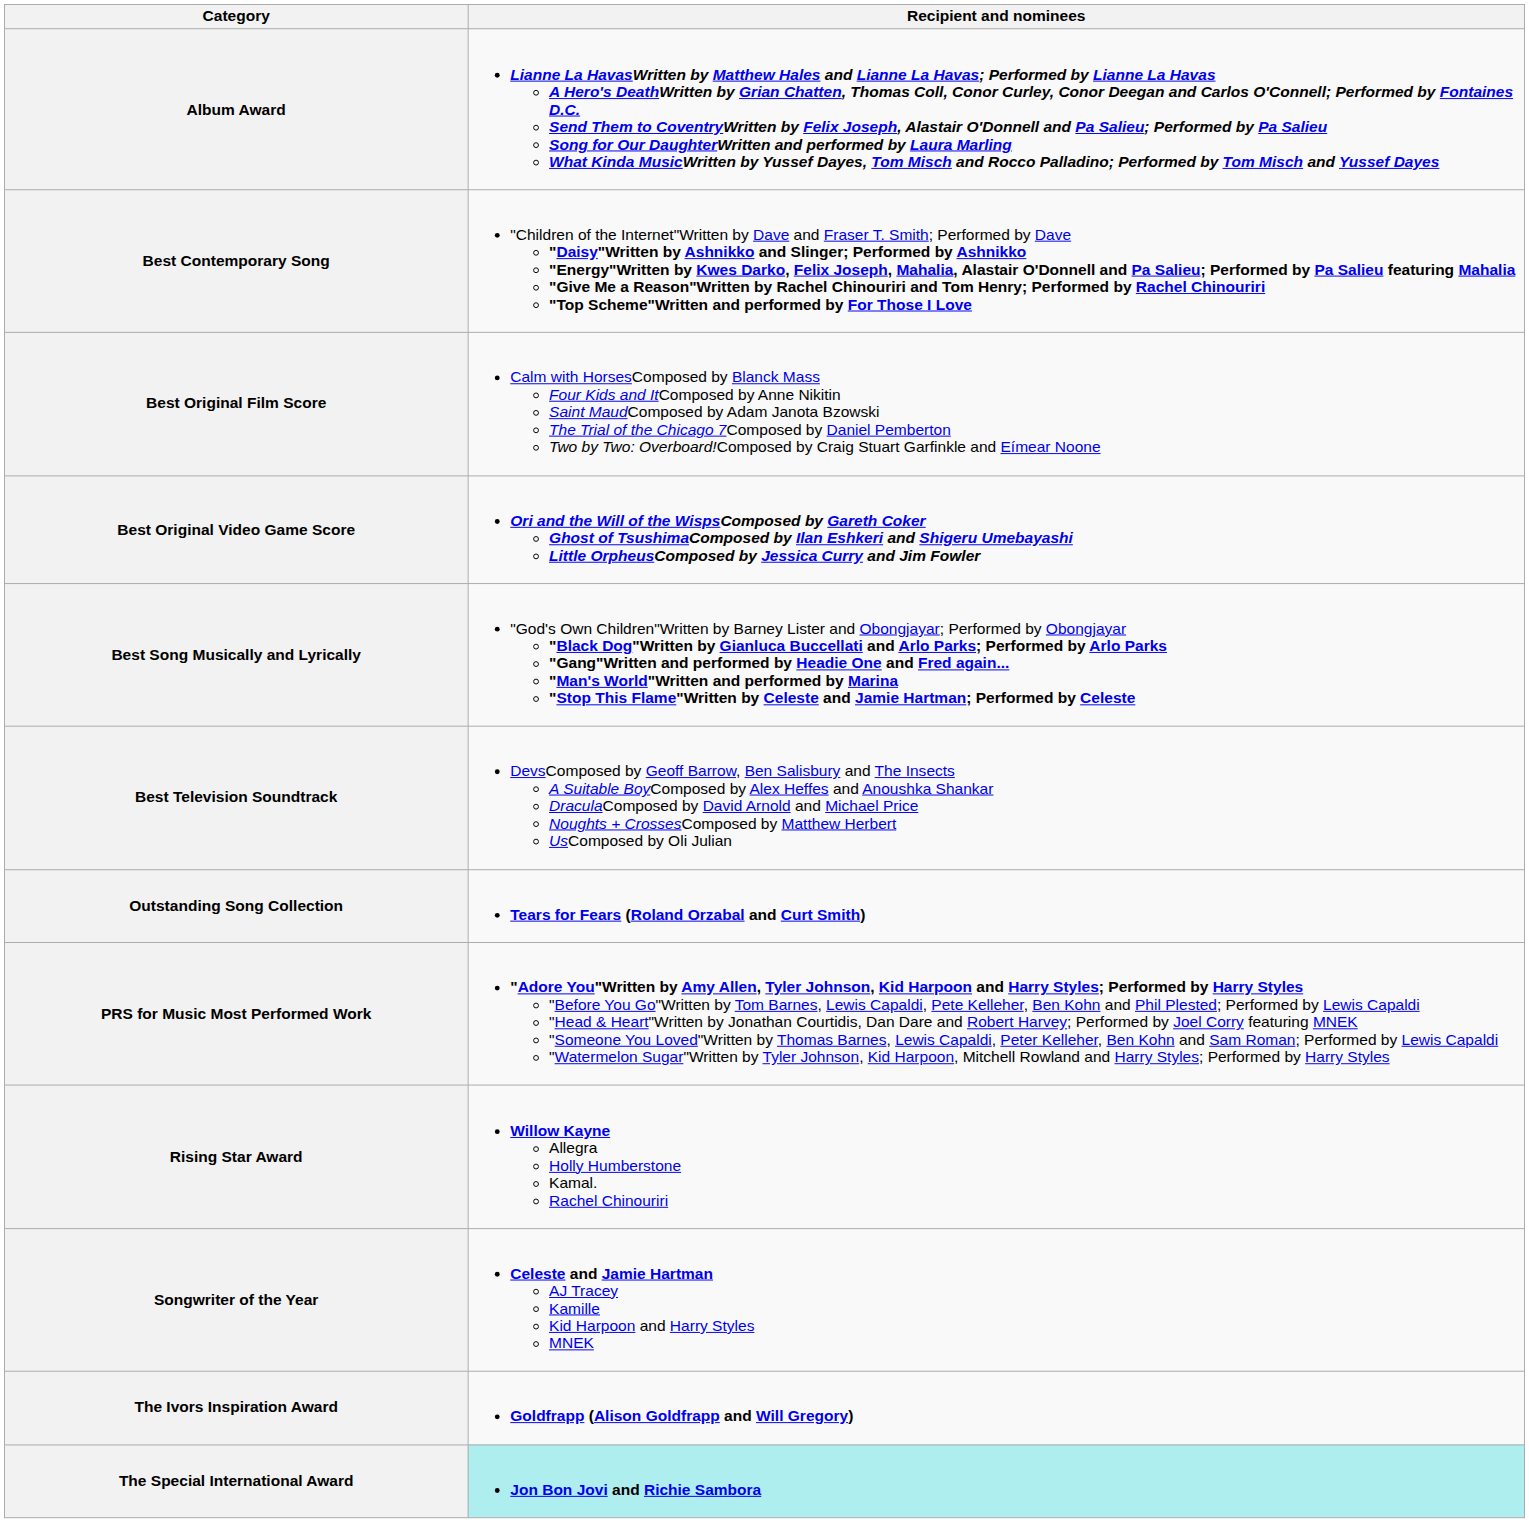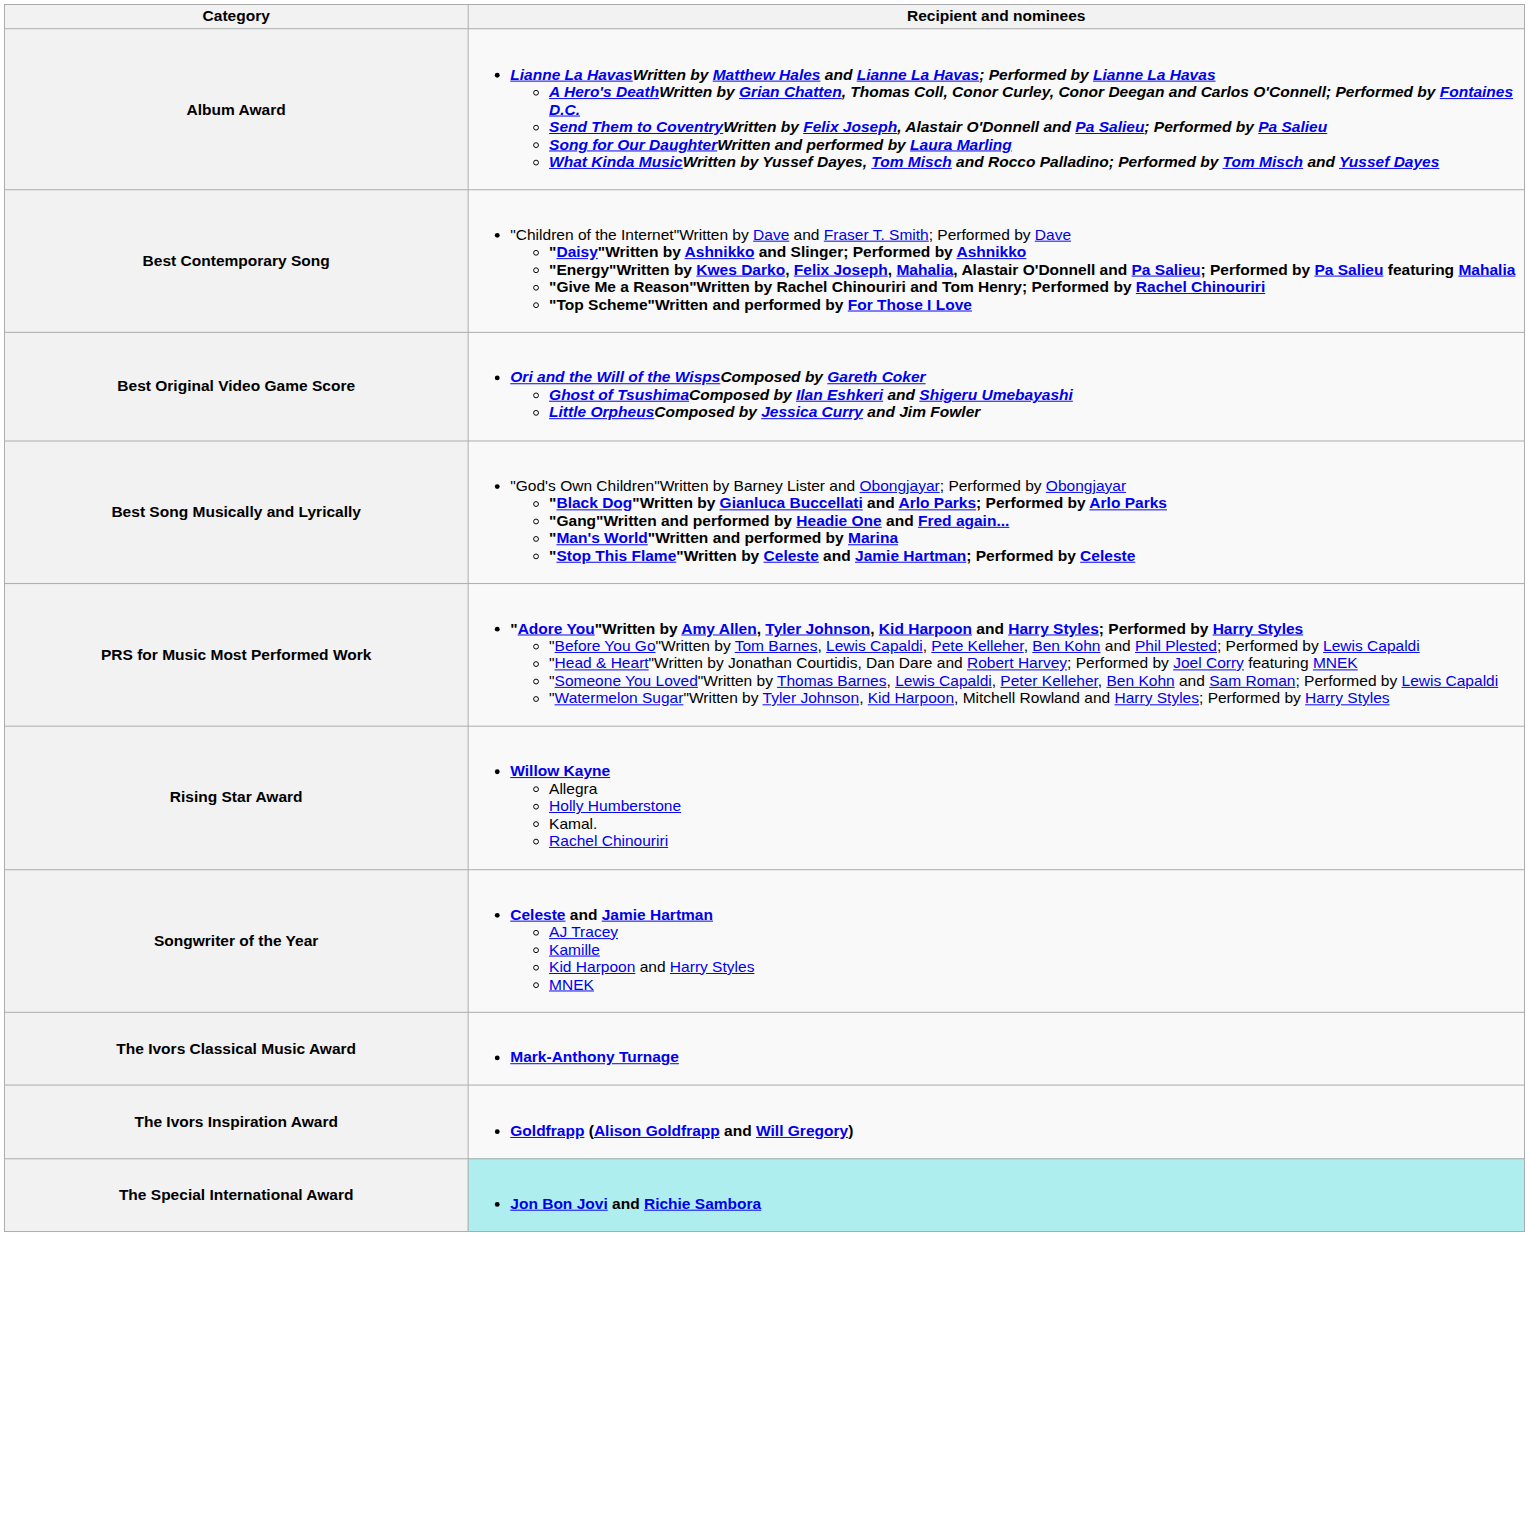- row: (236, 403)
- row: (236, 797)
- row: (236, 905)
+ row: (236, 1048)
